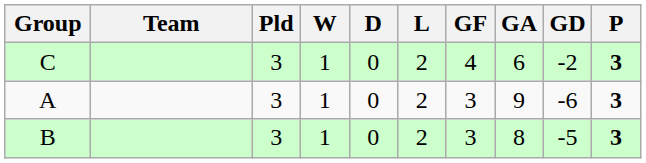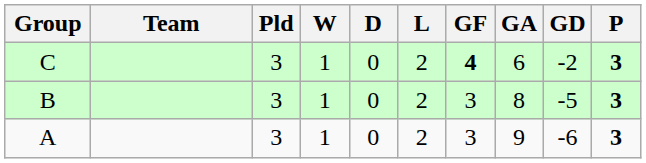(470, 61) normal -> (470, 61) bold
rows swapped: (48, 137) <-> (48, 99)
